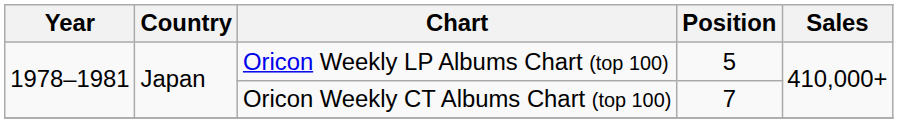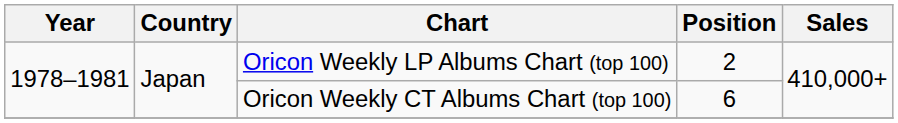(729, 61) 5 -> (729, 61) 2
(729, 99) 7 -> (729, 99) 6
